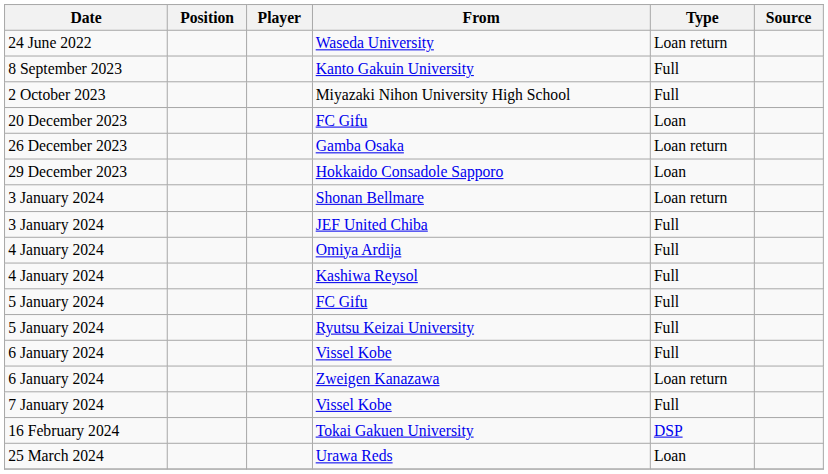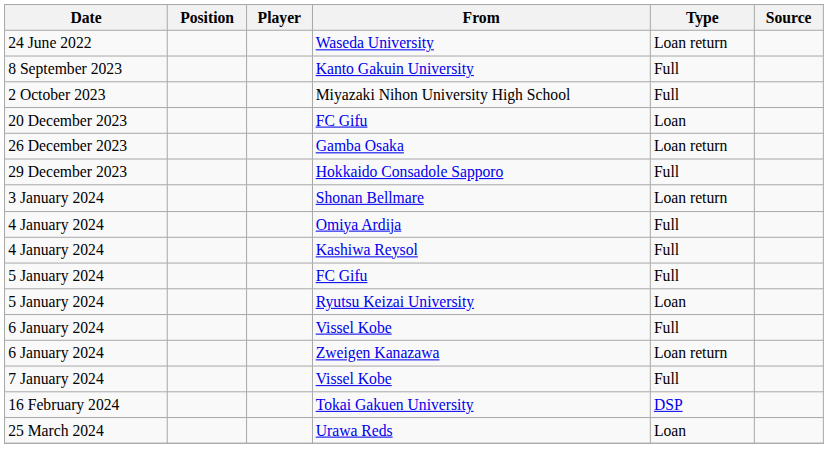(670, 172) Loan -> (666, 172) Full
- row: (56, 224)
(666, 327) Full -> (670, 301) Loan
